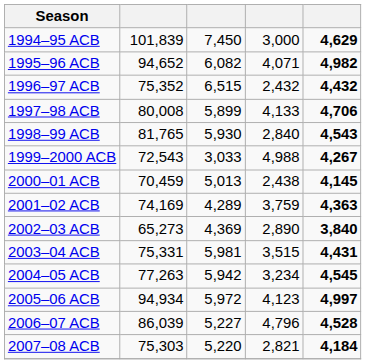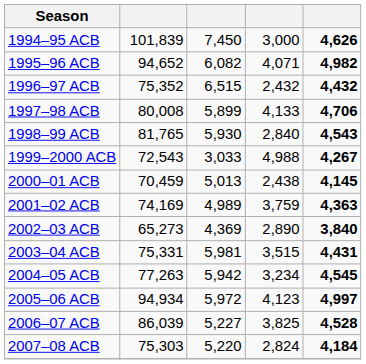(339, 39) 4,629 -> (339, 39) 4,626
(223, 205) 4,289 -> (223, 205) 4,989
(281, 323) 4,796 -> (281, 323) 3,825
(281, 346) 2,821 -> (281, 346) 2,824
